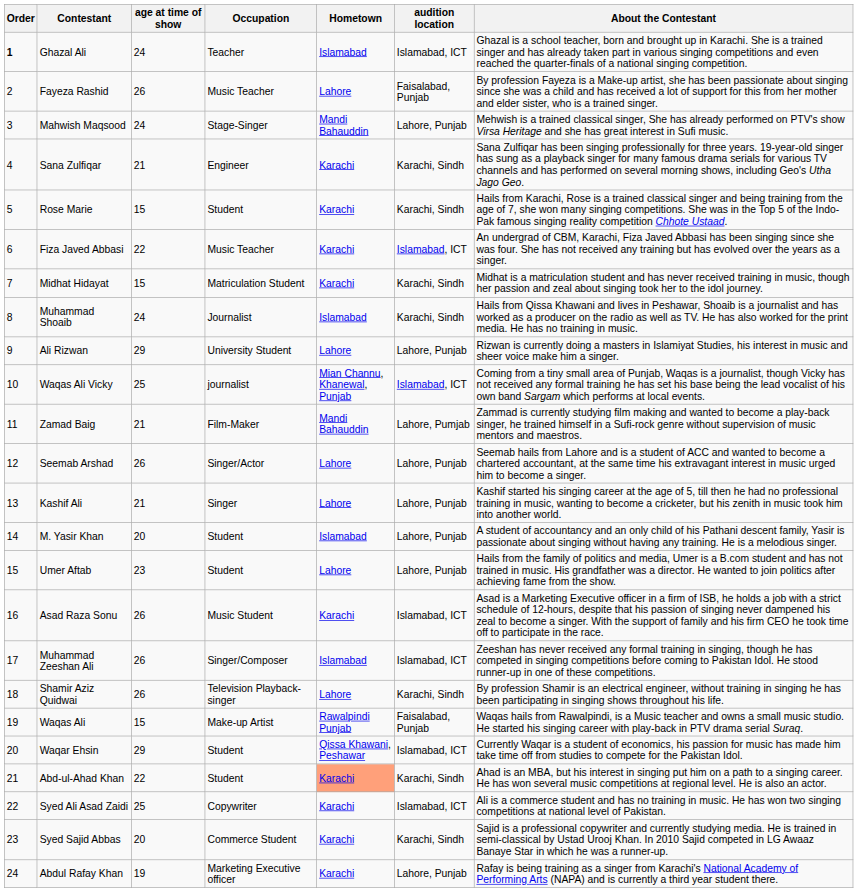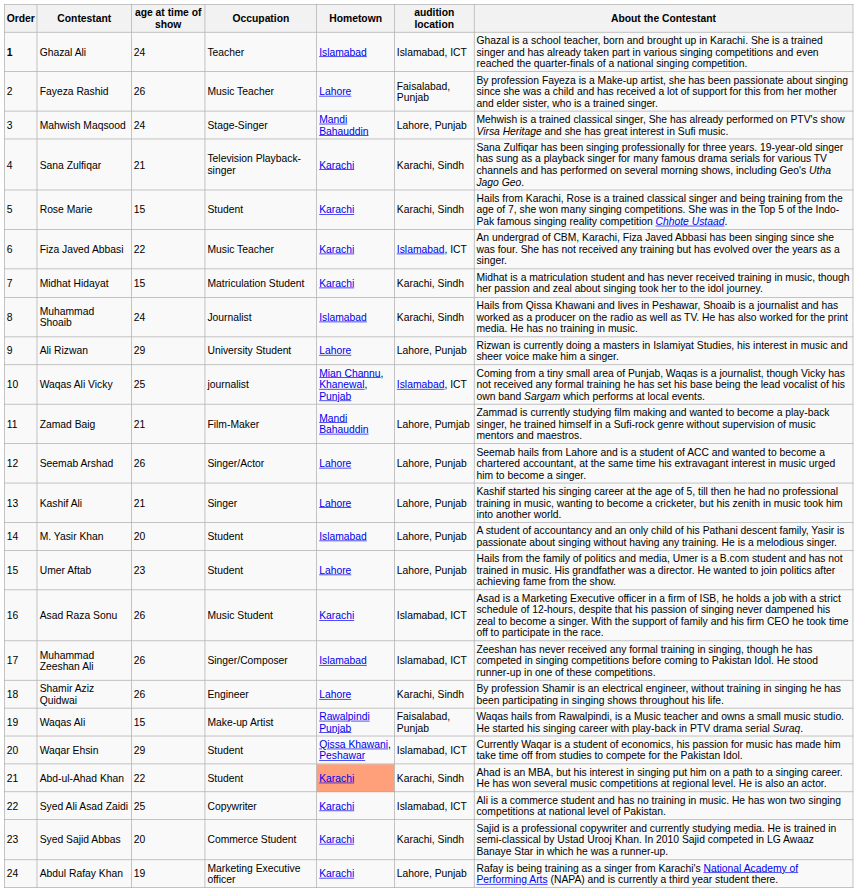(228, 165) Engineer -> (254, 165) Television Playback-singer
(254, 694) Television Playback-singer -> (228, 694) Engineer
